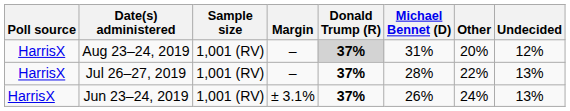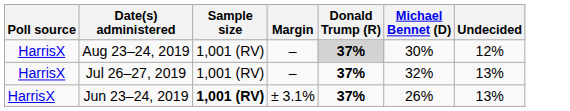- column: (474, 30)
(419, 51) 31% -> (419, 51) 30%
(419, 74) 28% -> (419, 74) 32%
(230, 96) normal -> (230, 96) bold
